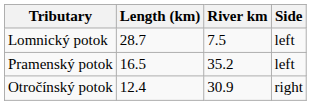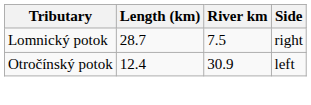(285, 40) left -> (289, 40) right
- row: (60, 64)
(289, 87) right -> (285, 64) left
